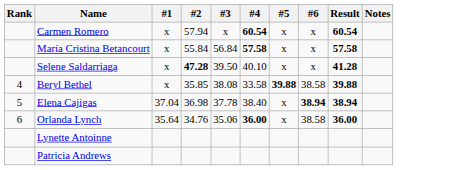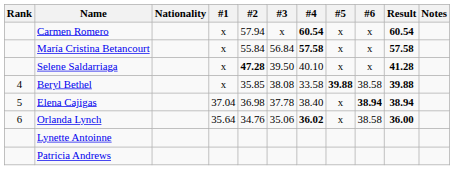+ column: (180, 13)
(255, 120) 36.00 -> (311, 120) 36.02
